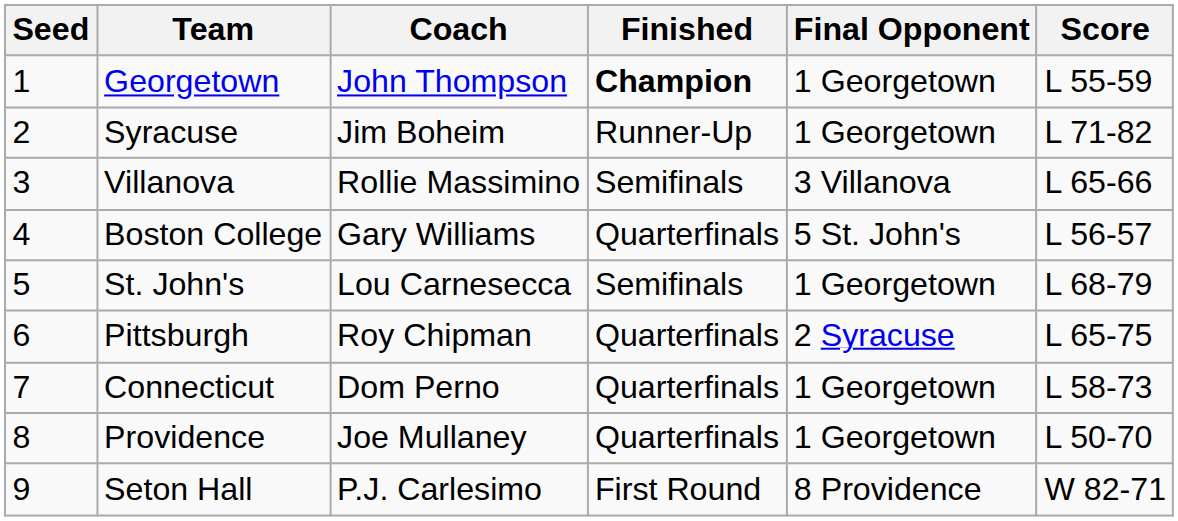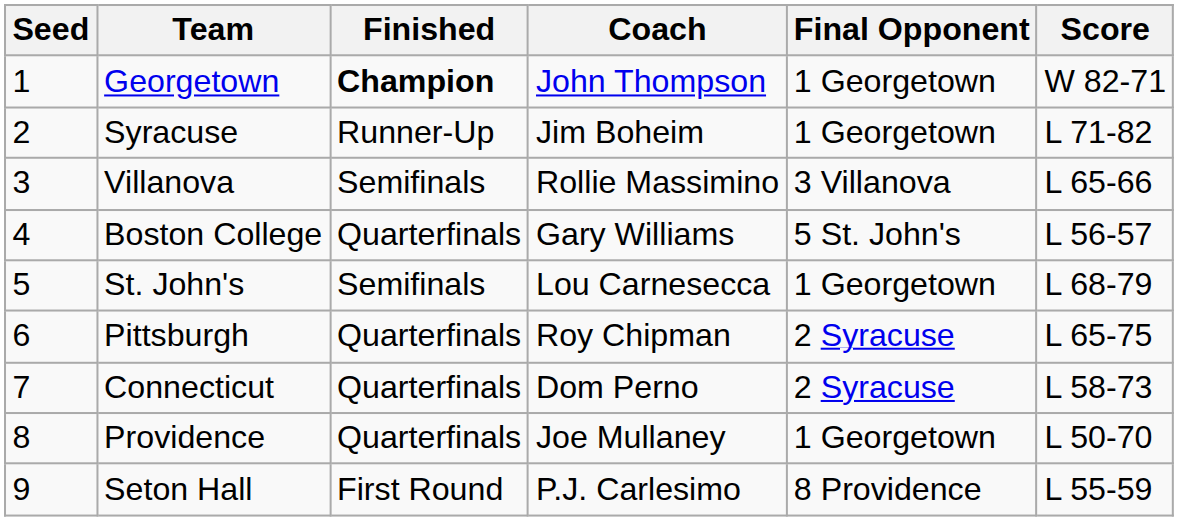columns swapped: (459, 30) <-> (687, 30)
(1098, 81) L 55-59 -> (1105, 81) W 82-71
(895, 387) 1 Georgetown -> (874, 387) 2 Syracuse
(1105, 489) W 82-71 -> (1098, 489) L 55-59
